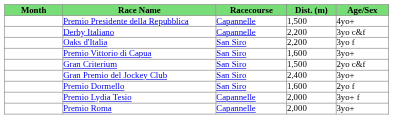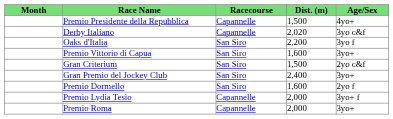(297, 31) 2,200 -> (297, 31) 2,020
